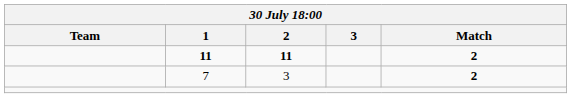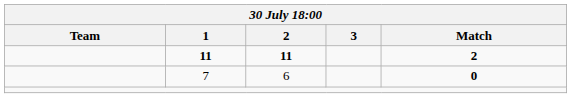(286, 76) 3 -> (286, 76) 6
(474, 76) 2 -> (474, 76) 0
